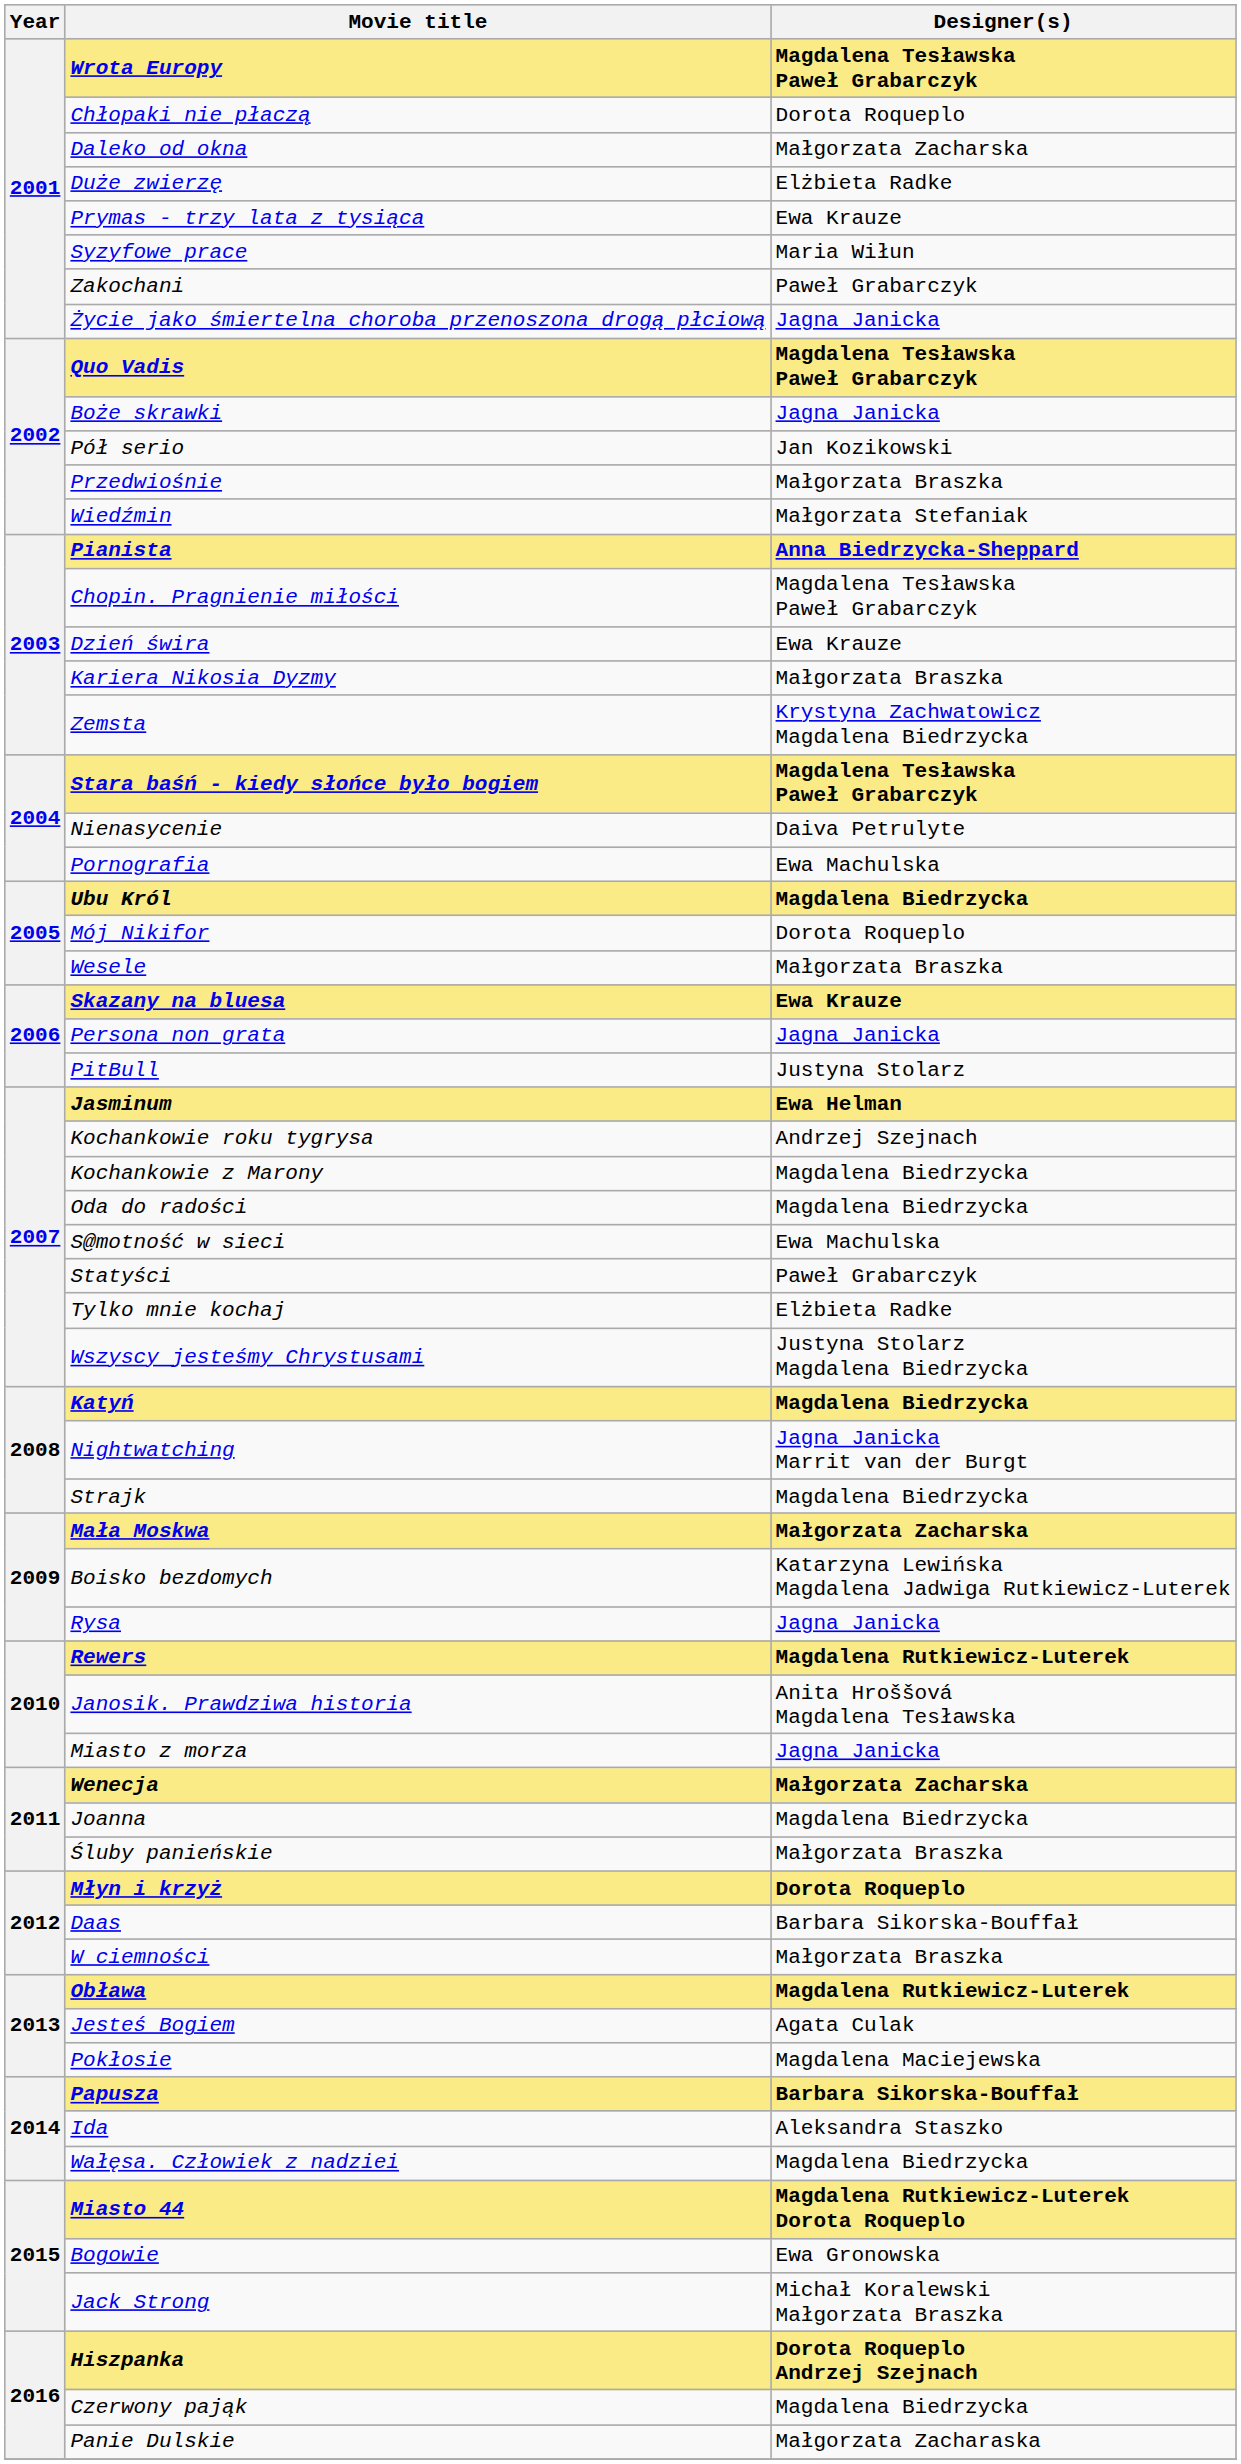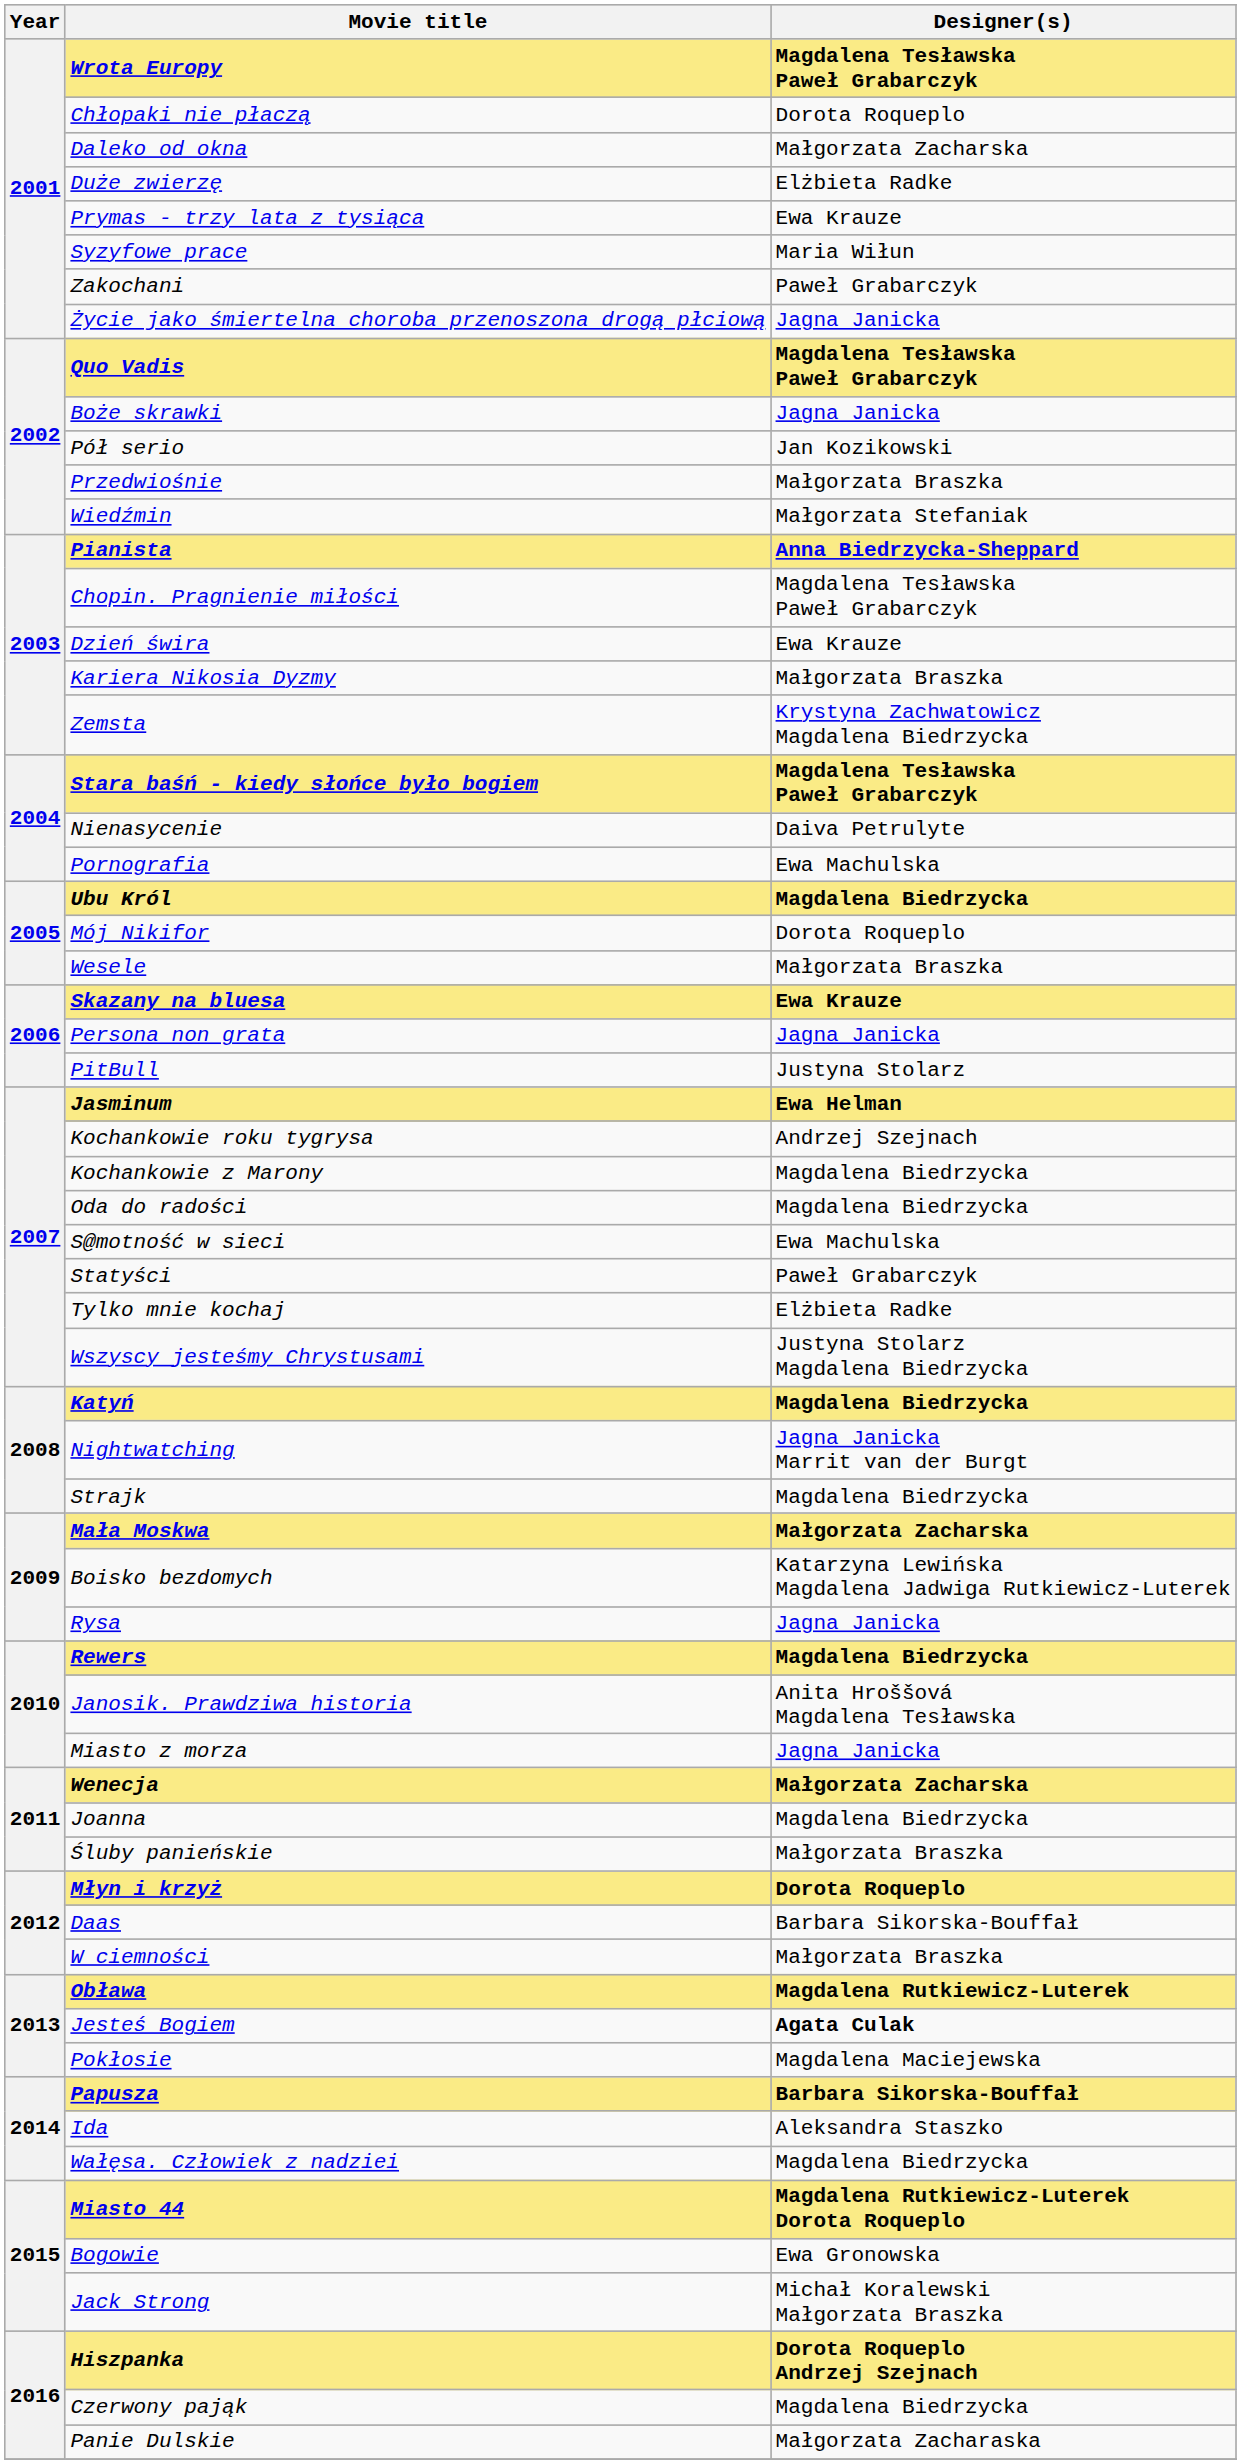(952, 1658) Magdalena Rutkiewicz-Luterek -> (902, 1658) Magdalena Biedrzycka
(845, 2026) normal -> (845, 2026) bold
